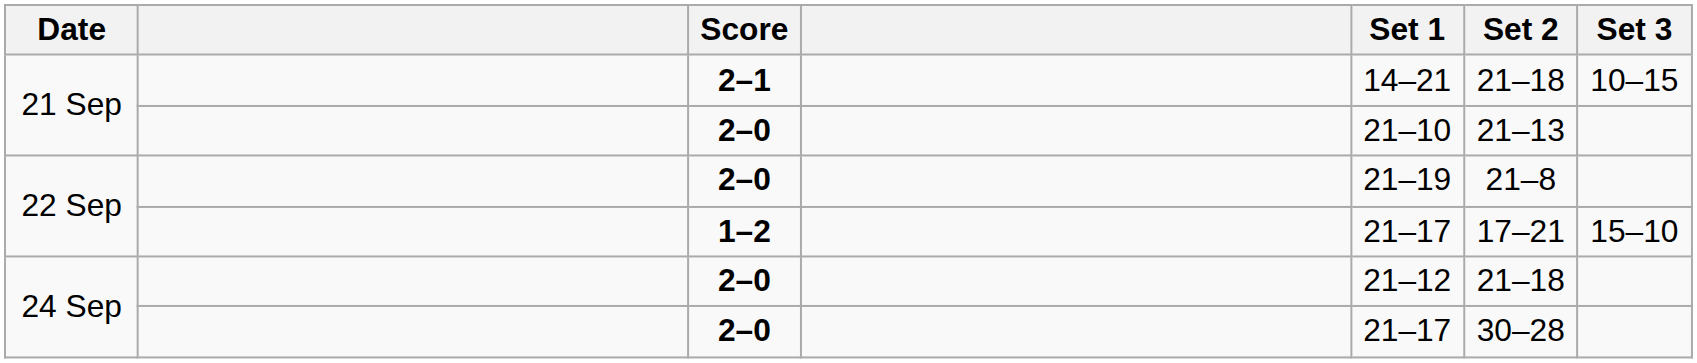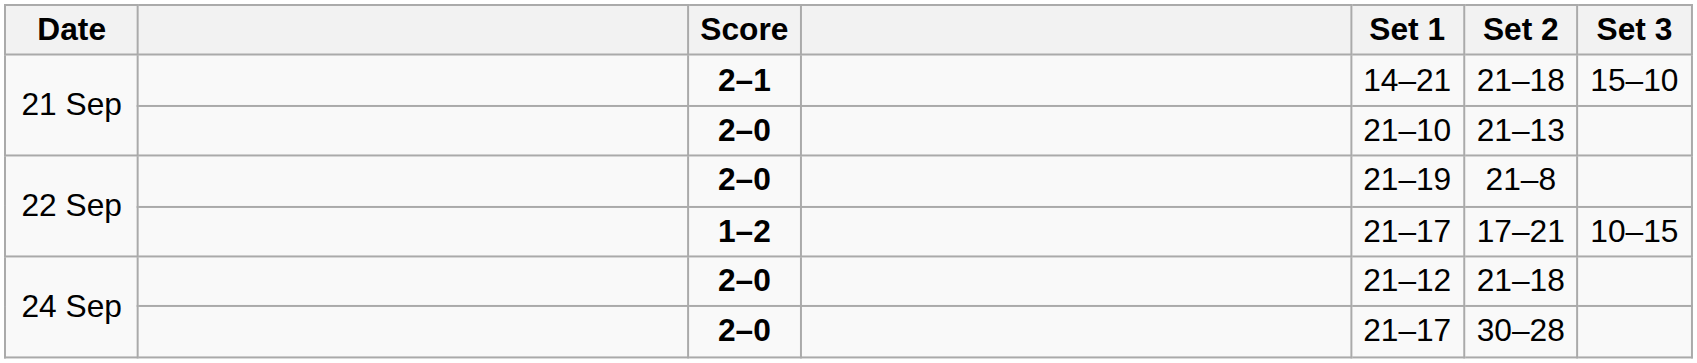(1634, 79) 10–15 -> (1634, 79) 15–10
(1634, 230) 15–10 -> (1634, 230) 10–15
